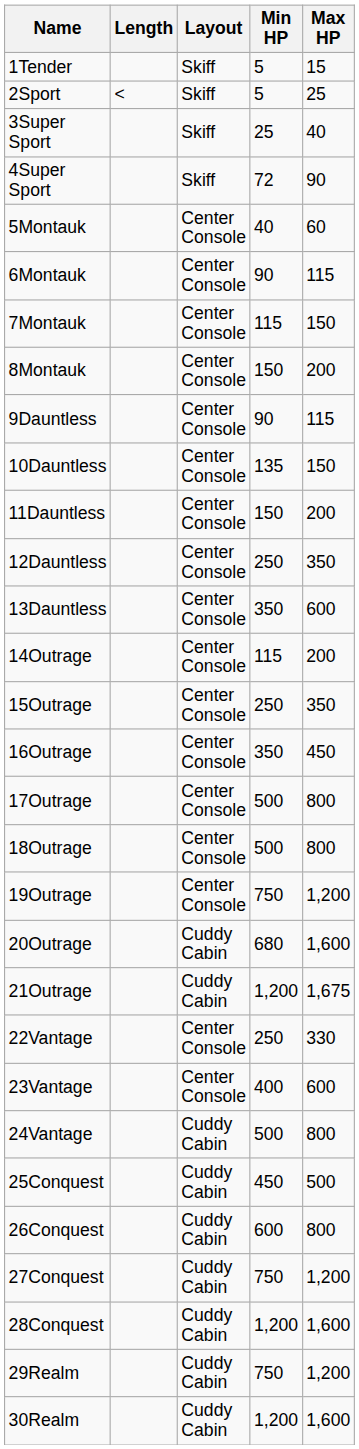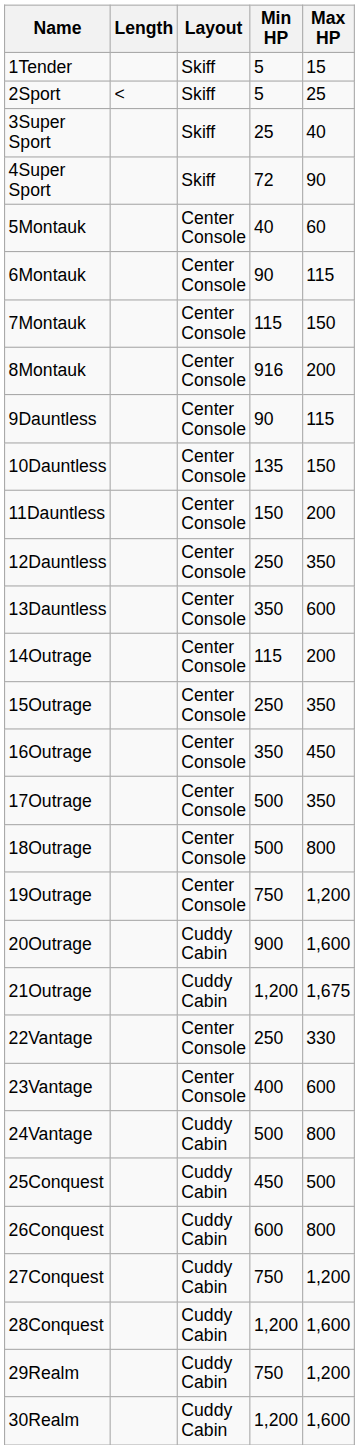(269, 371) 150 -> (269, 371) 916
(321, 800) 800 -> (321, 800) 350
(269, 943) 680 -> (269, 943) 900
